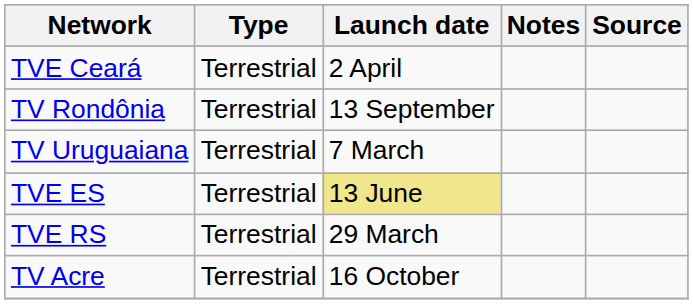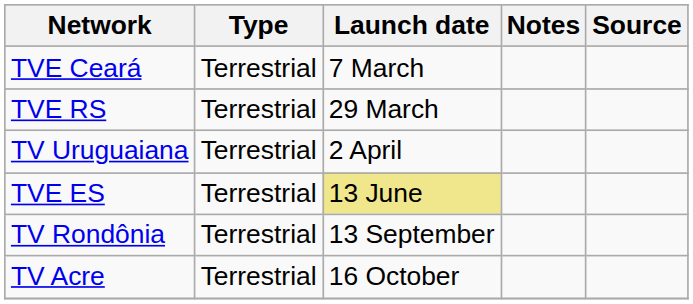(365, 67) 2 April -> (376, 67) 7 March
rows swapped: (59, 234) <-> (88, 109)
(376, 151) 7 March -> (365, 151) 2 April
